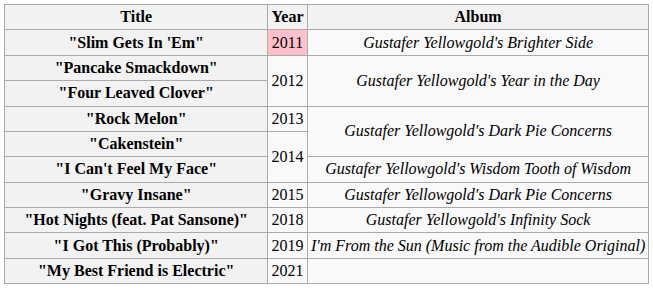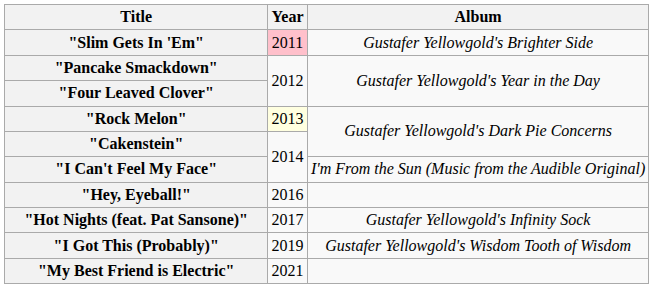(288, 118) no background -> (288, 118) lightyellow background
(478, 169) Gustafer Yellowgold's Wisdom Tooth of Wisdom -> (478, 169) I'm From the Sun (Music from the Audible Original)
- row: (136, 194)
+ row: (136, 194)
(288, 220) 2018 -> (288, 220) 2017
(478, 245) I'm From the Sun (Music from the Audible Original) -> (478, 245) Gustafer Yellowgold's Wisdom Tooth of Wisdom
